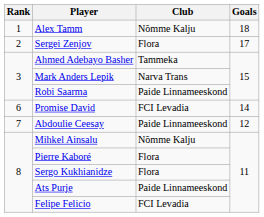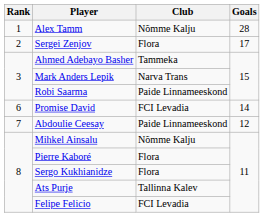(244, 28) 18 -> (244, 28) 28
(183, 188) Paide Linnameeskond -> (168, 188) Tallinna Kalev
